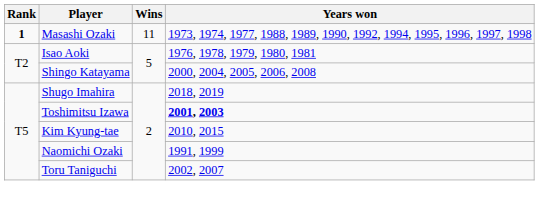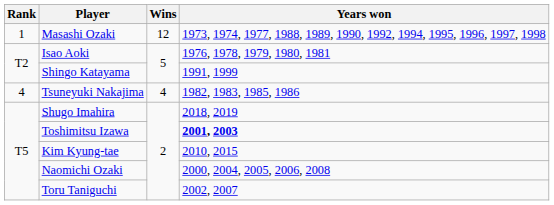(22, 33) bold -> (22, 33) normal
(149, 33) 11 -> (163, 33) 12
(242, 72) 2000, 2004, 2005, 2006, 2008 -> (210, 72) 1991, 1999
+ row: (93, 92)
(196, 151) 1991, 1999 -> (256, 170) 2000, 2004, 2005, 2006, 2008
